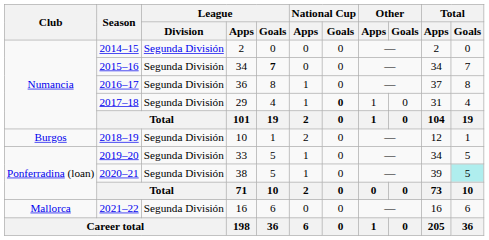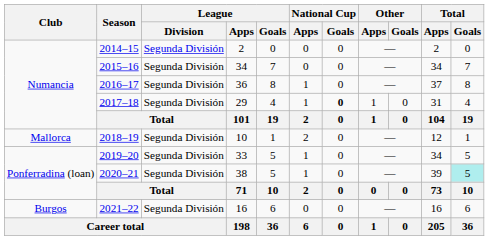(273, 66) bold -> (273, 66) normal
(51, 137) Burgos -> (51, 137) Mallorca
(51, 208) Mallorca -> (51, 208) Burgos
